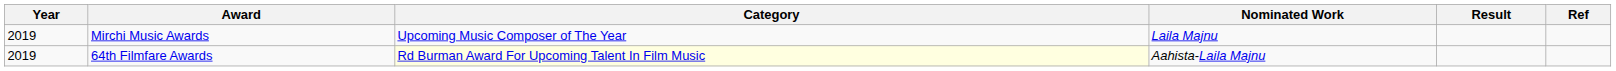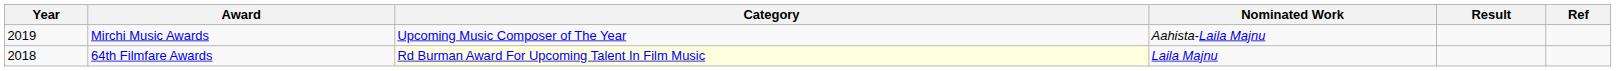(1185, 35) Laila Majnu -> (1208, 35) Aahista-Laila Majnu
(22, 55) 2019 -> (22, 55) 2018
(1208, 55) Aahista-Laila Majnu -> (1185, 55) Laila Majnu
